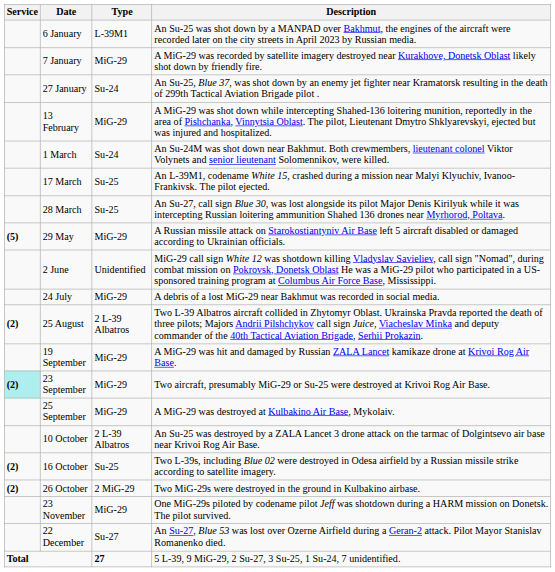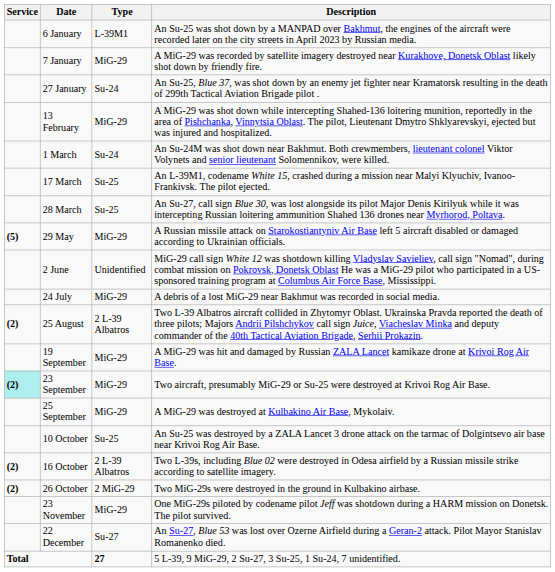(112, 439) 2 L-39 Albatros -> (107, 439) Su-25
(107, 466) Su-25 -> (112, 466) 2 L-39 Albatros
